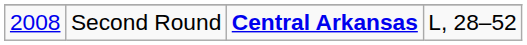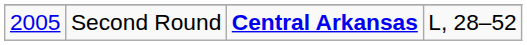(35, 22) 2008 -> (35, 22) 2005
